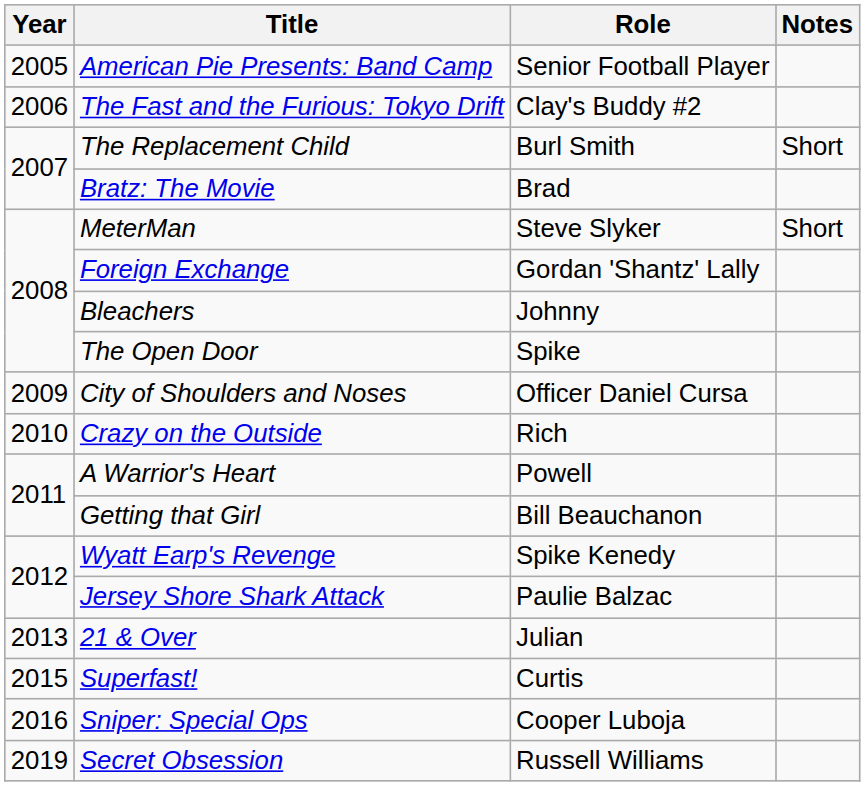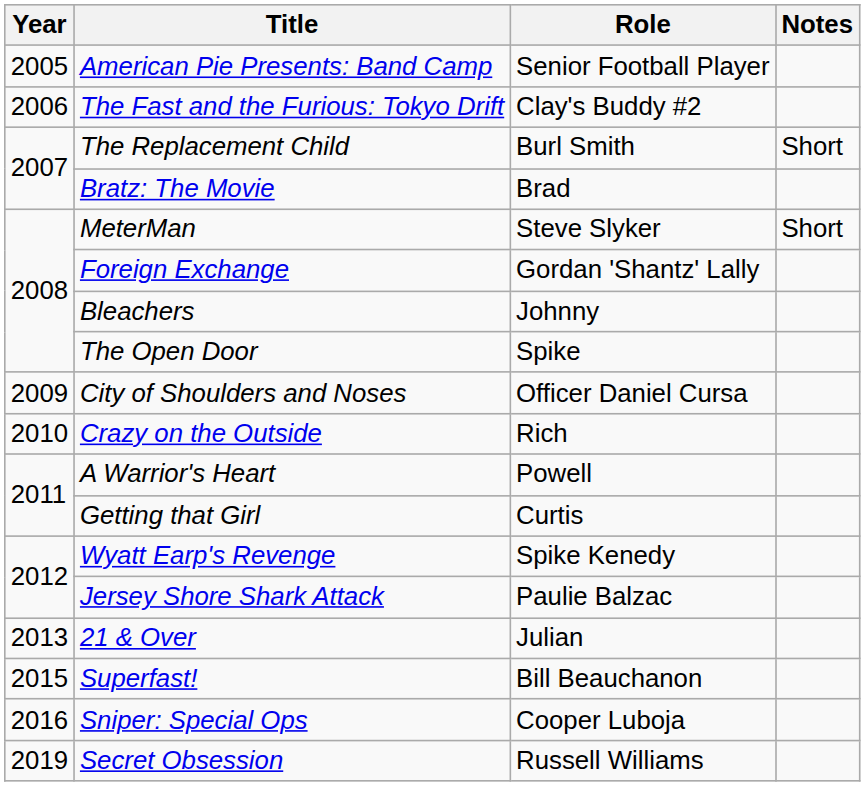(609, 515) Bill Beauchanon -> (550, 515) Curtis
(550, 678) Curtis -> (609, 678) Bill Beauchanon
